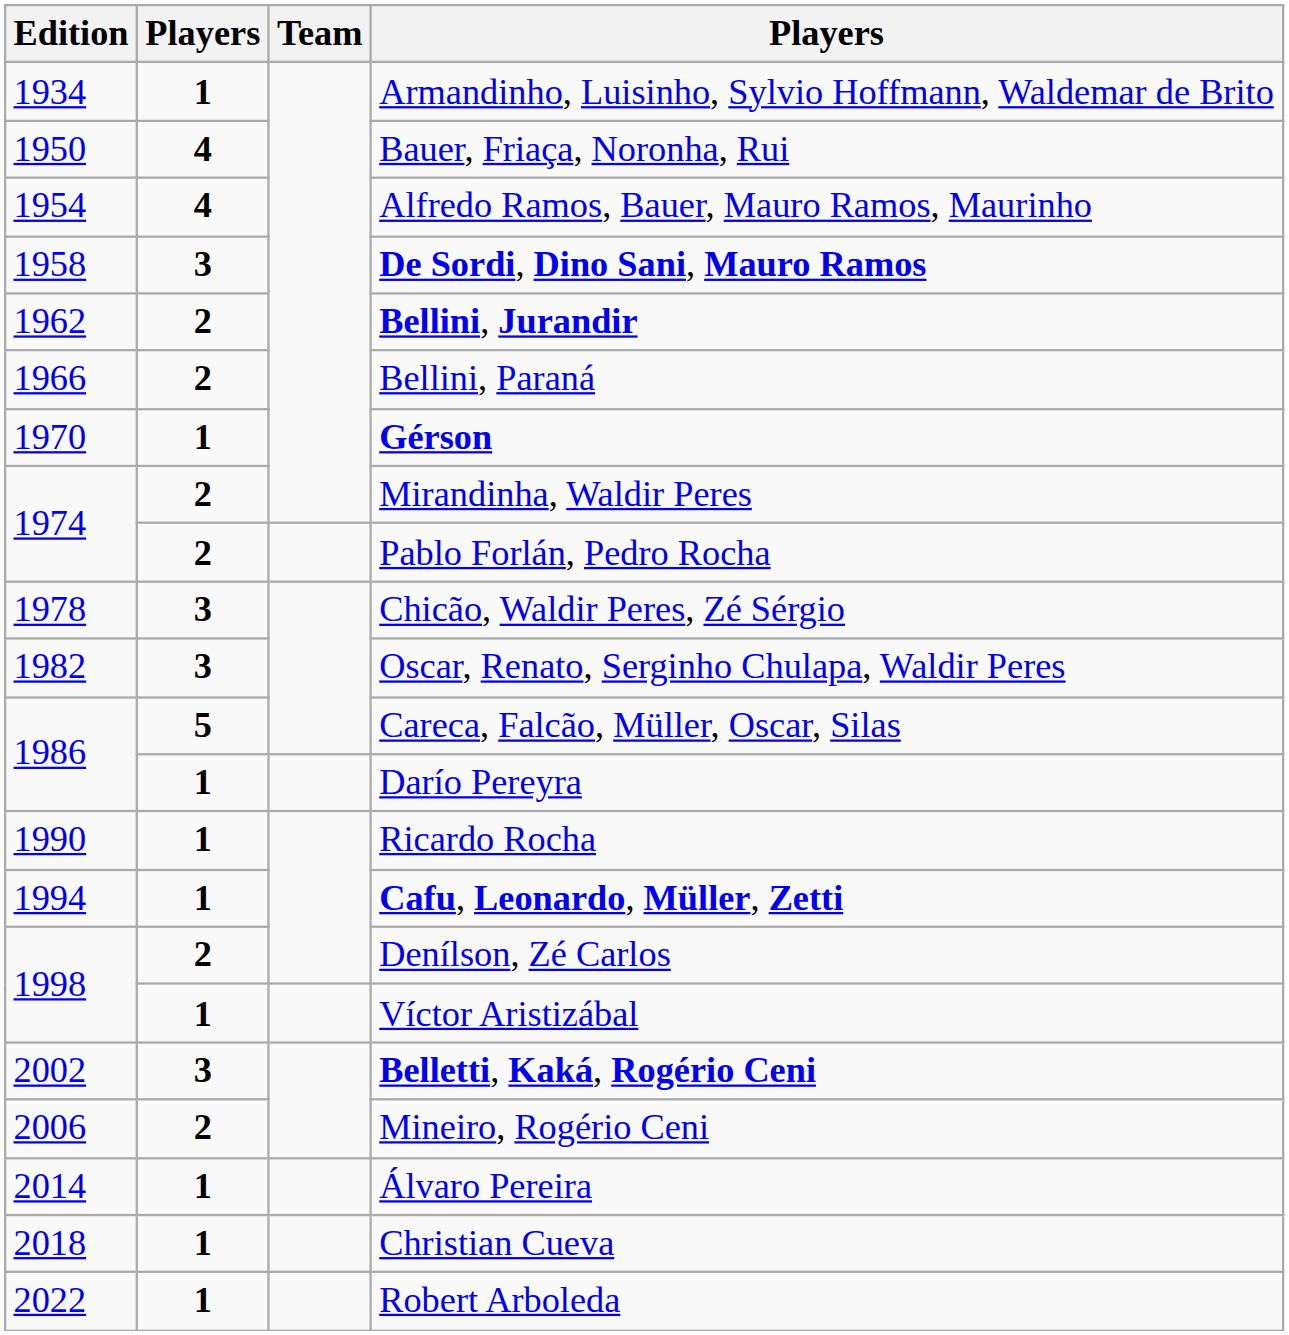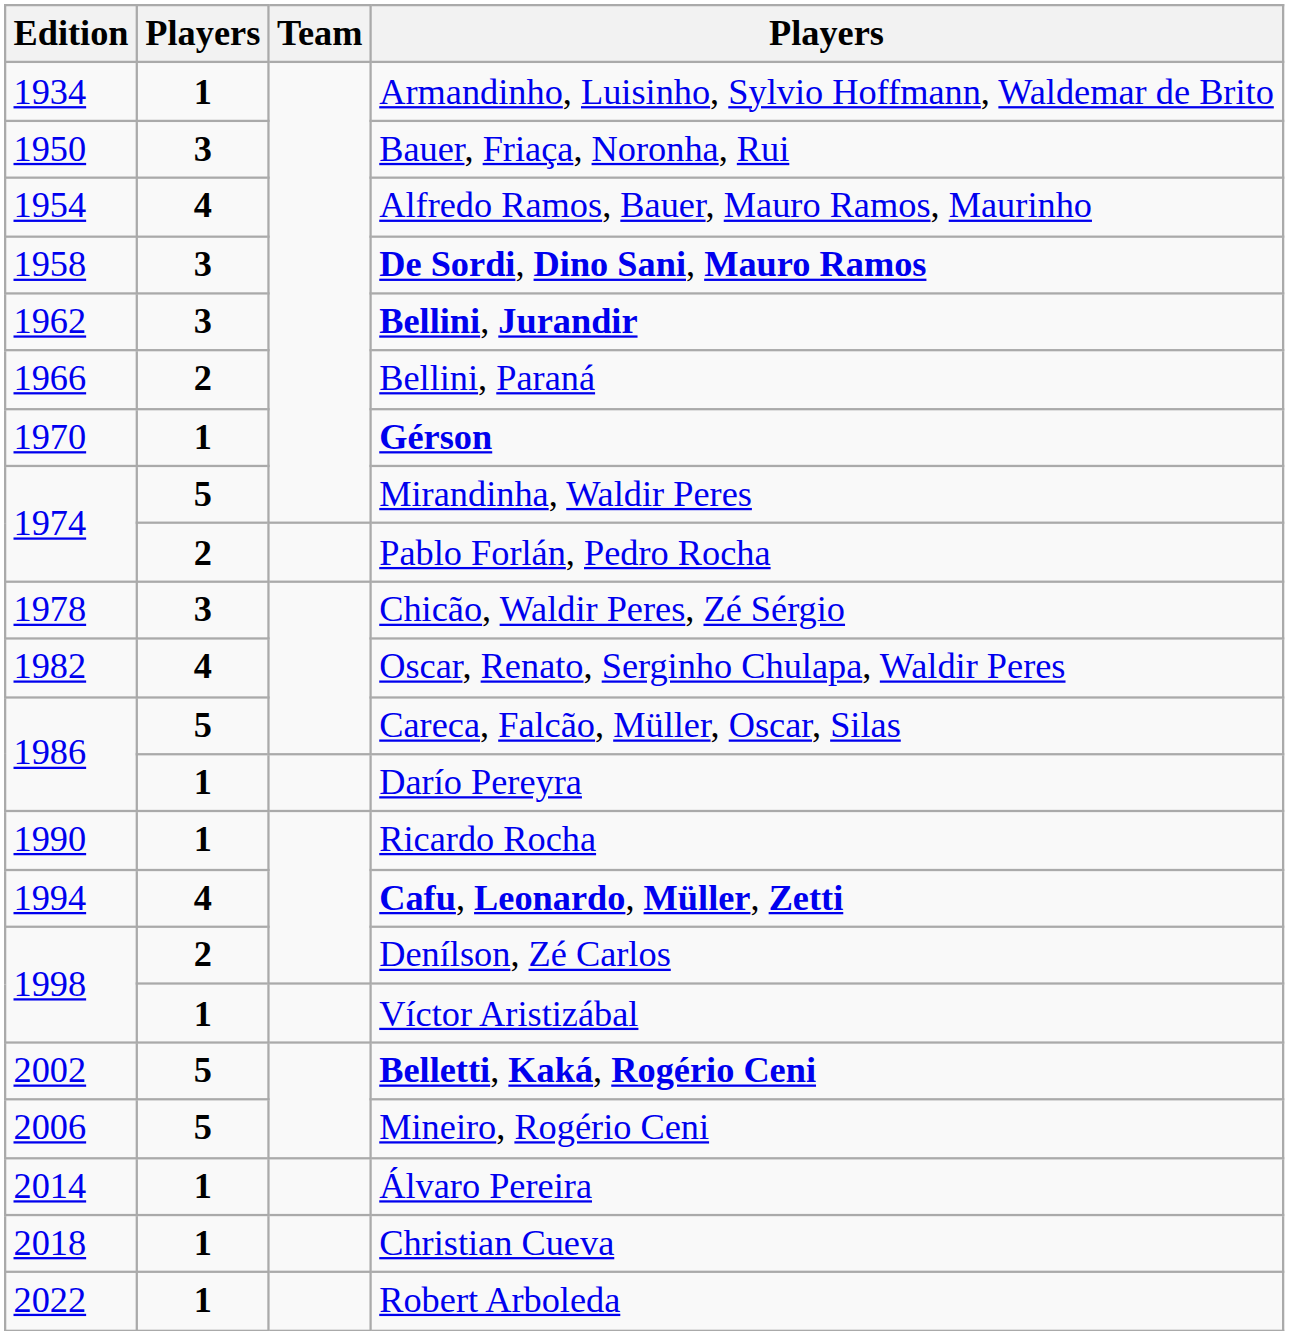(203, 148) 4 -> (203, 148) 3
(203, 321) 2 -> (203, 321) 3
(203, 494) 2 -> (203, 494) 5
(203, 666) 3 -> (203, 666) 4
(203, 897) 1 -> (203, 897) 4
(203, 1070) 3 -> (203, 1070) 5
(203, 1127) 2 -> (203, 1127) 5
